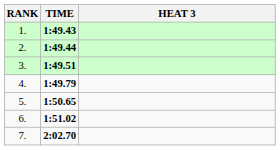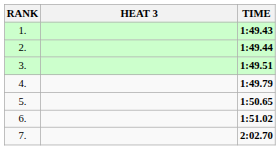columns swapped: (177, 13) <-> (60, 13)
